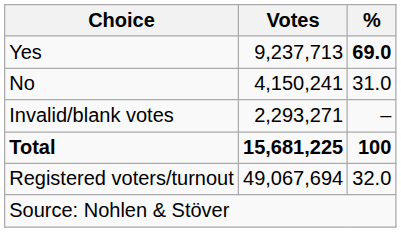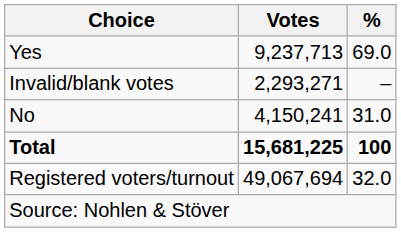(372, 52) bold -> (372, 52) normal
rows swapped: (22, 83) <-> (92, 115)
